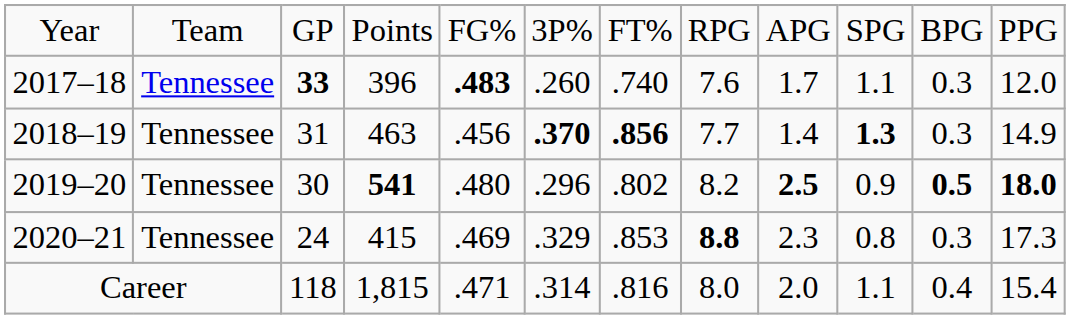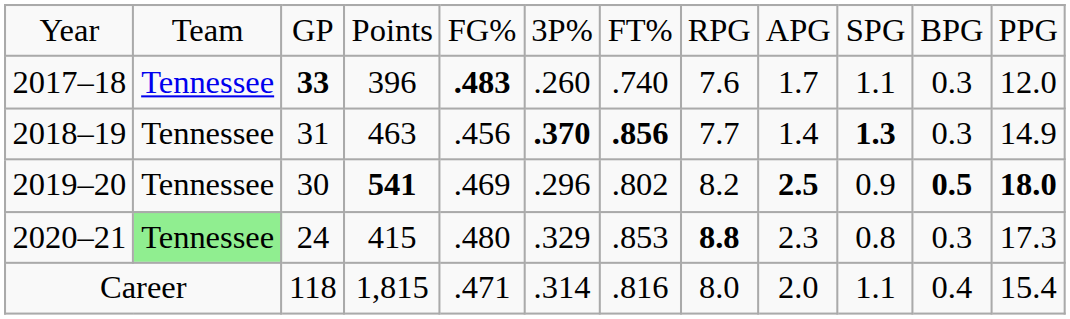(482, 184) .480 -> (482, 184) .469
(208, 236) no background -> (208, 236) lightgreen background
(482, 236) .469 -> (482, 236) .480
